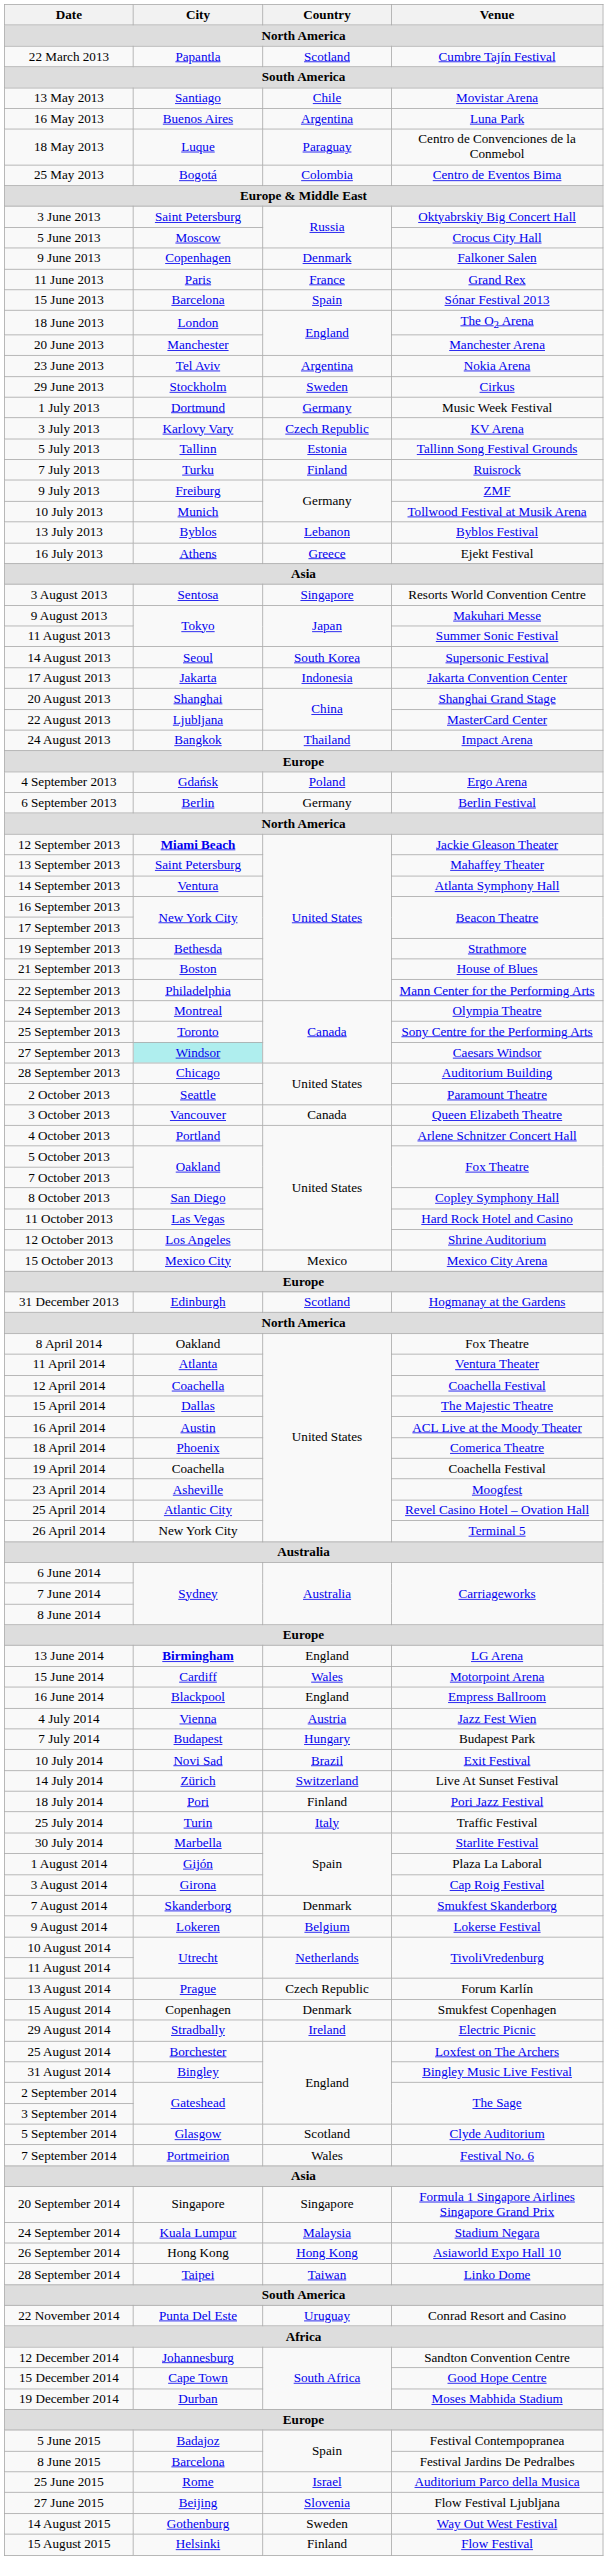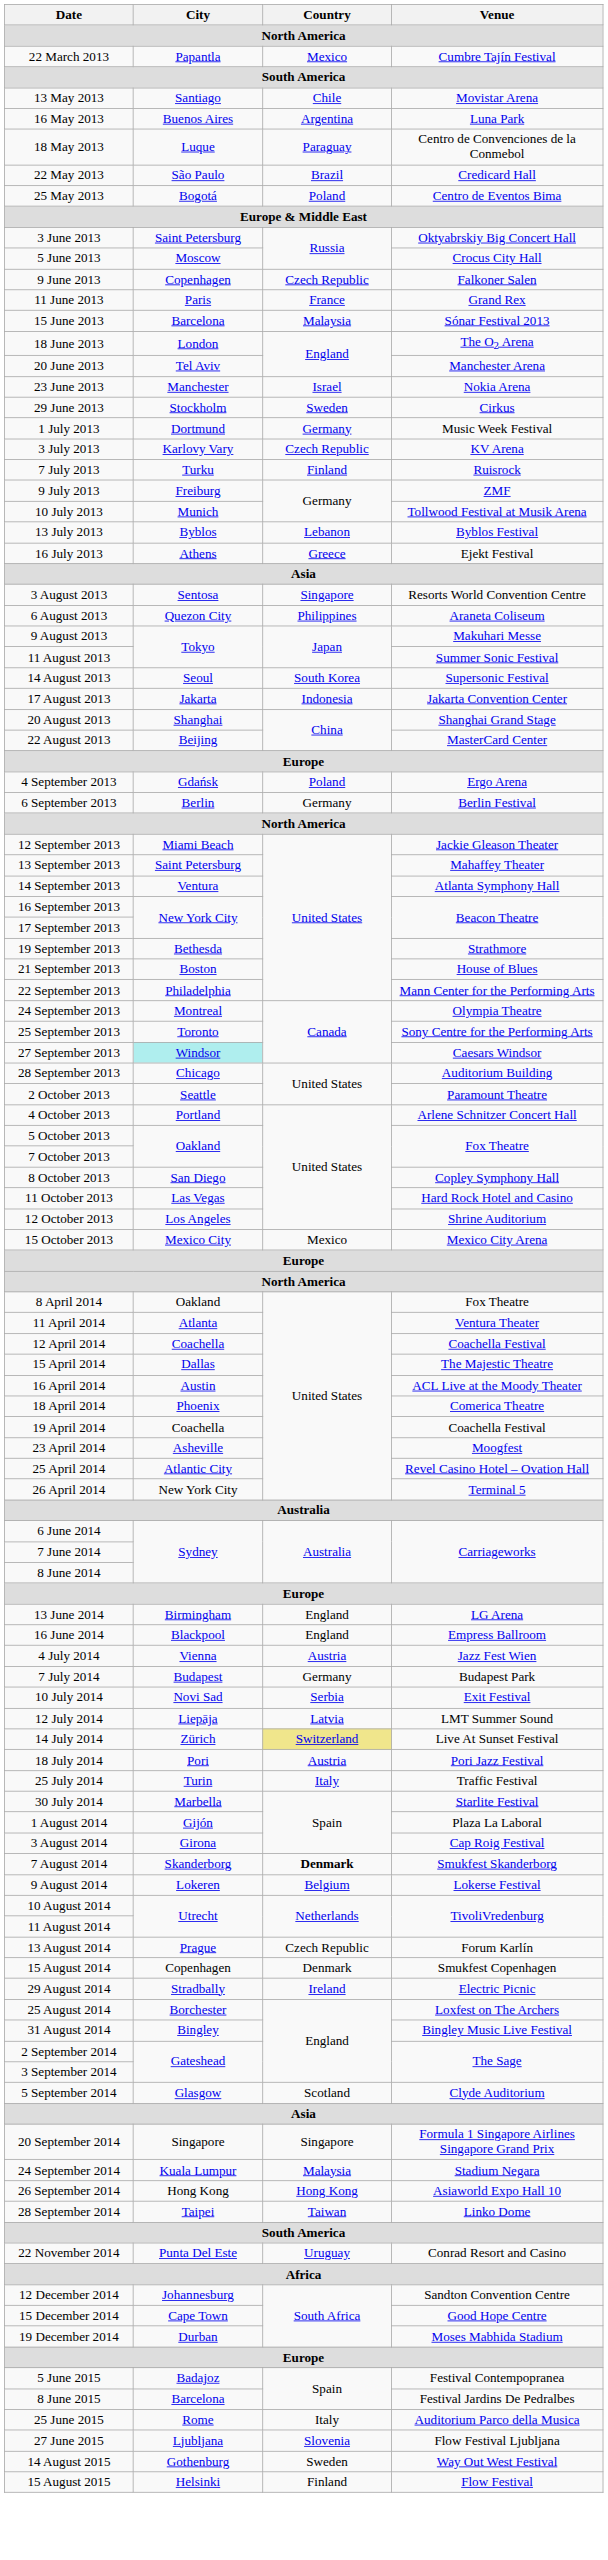(327, 56) Scotland -> (327, 56) Mexico
+ row: (69, 175)
(327, 175) Colombia -> (327, 196) Poland
(327, 258) Denmark -> (327, 279) Czech Republic
(327, 300) Spain -> (327, 320) Malaysia
(198, 345) Manchester -> (198, 366) Tel Aviv
(198, 366) Tel Aviv -> (198, 386) Manchester
(327, 366) Argentina -> (327, 386) Israel
- row: (69, 449)
+ row: (69, 615)
(198, 719) Ljubljana -> (198, 740) Beijing
- row: (69, 740)
(198, 844) bold -> (198, 844) normal
- row: (69, 1115)
- row: (69, 1302)
(198, 1656) bold -> (198, 1614) normal
- row: (69, 1676)
(327, 1739) Hungary -> (327, 1676) Germany
(327, 1760) Brazil -> (327, 1697) Serbia
+ row: (69, 1718)
(327, 1780) no background -> (327, 1739) khaki background
(327, 1801) Finland -> (327, 1760) Austria
(327, 1905) normal -> (327, 1864) bold
- row: (69, 2155)
(327, 2482) Israel -> (327, 2419) Italy
(198, 2503) Beijing -> (198, 2440) Ljubljana
